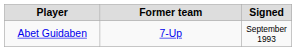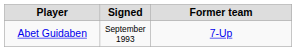columns swapped: (267, 12) <-> (171, 12)
